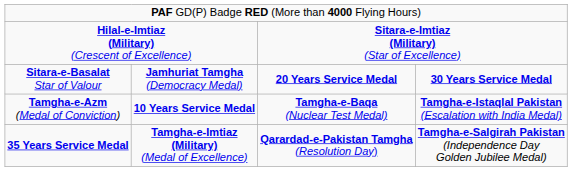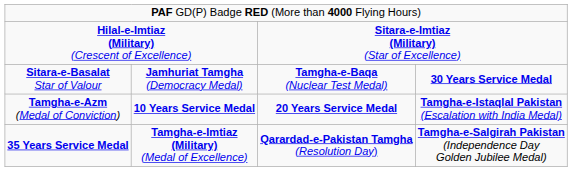(336, 79) 20 Years Service Medal -> (336, 79) Tamgha-e-Baqa (Nuclear Test Medal)
(336, 109) Tamgha-e-Baqa (Nuclear Test Medal) -> (336, 109) 20 Years Service Medal
